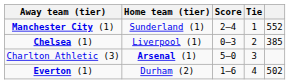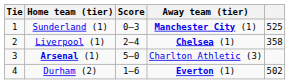columns swapped: (254, 12) <-> (63, 12)
(228, 27) 2–4 -> (131, 27) 0–3
(275, 27) 552 -> (275, 27) 525
(228, 42) 0–3 -> (131, 42) 2–4
(275, 42) 385 -> (275, 42) 358
